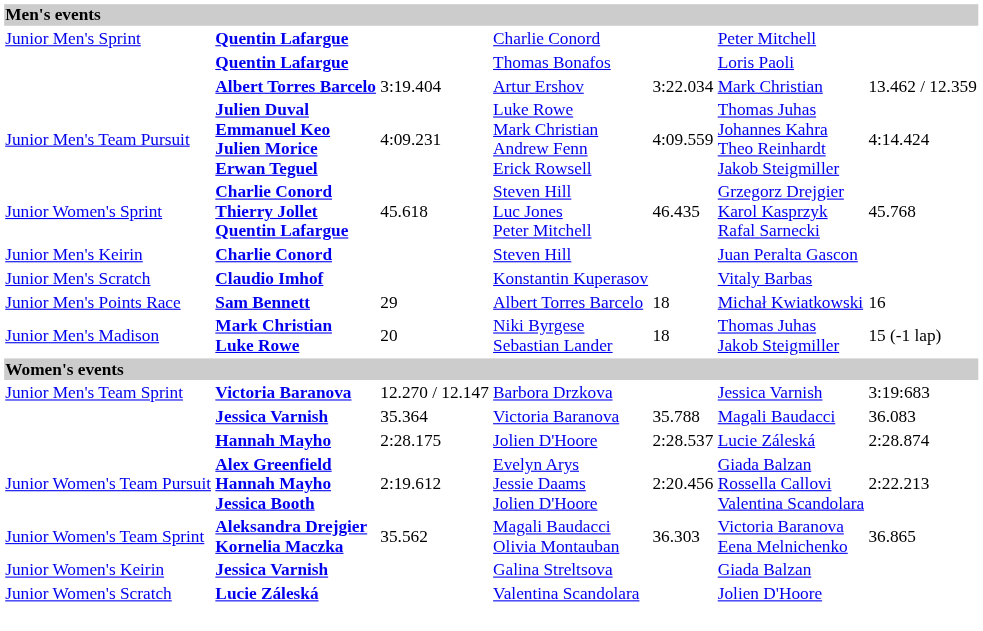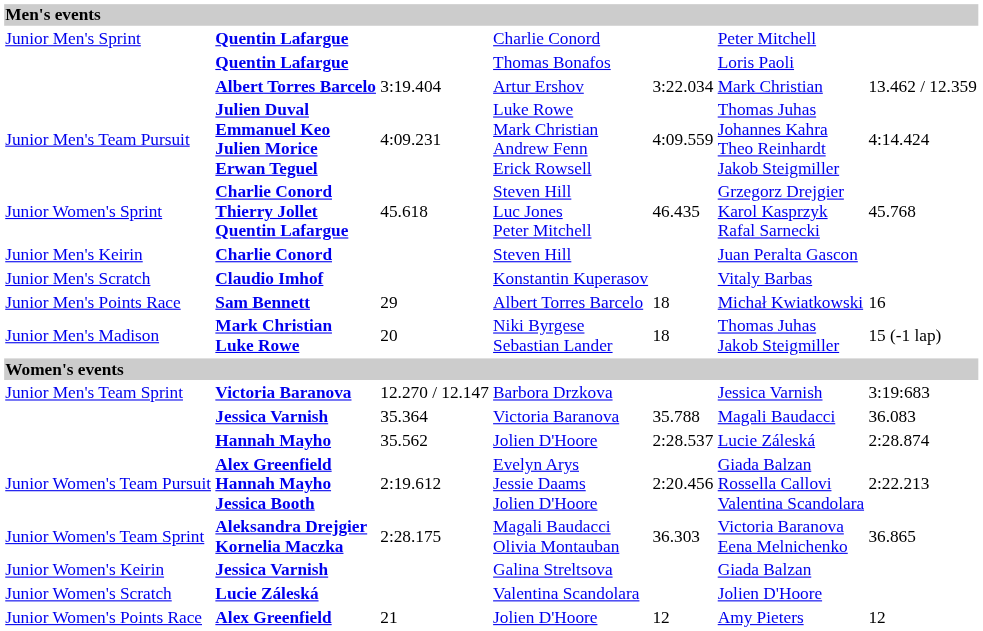(411, 440) 2:28.175 -> (404, 440) 35.562
(404, 536) 35.562 -> (411, 536) 2:28.175
+ row: (274, 617)
